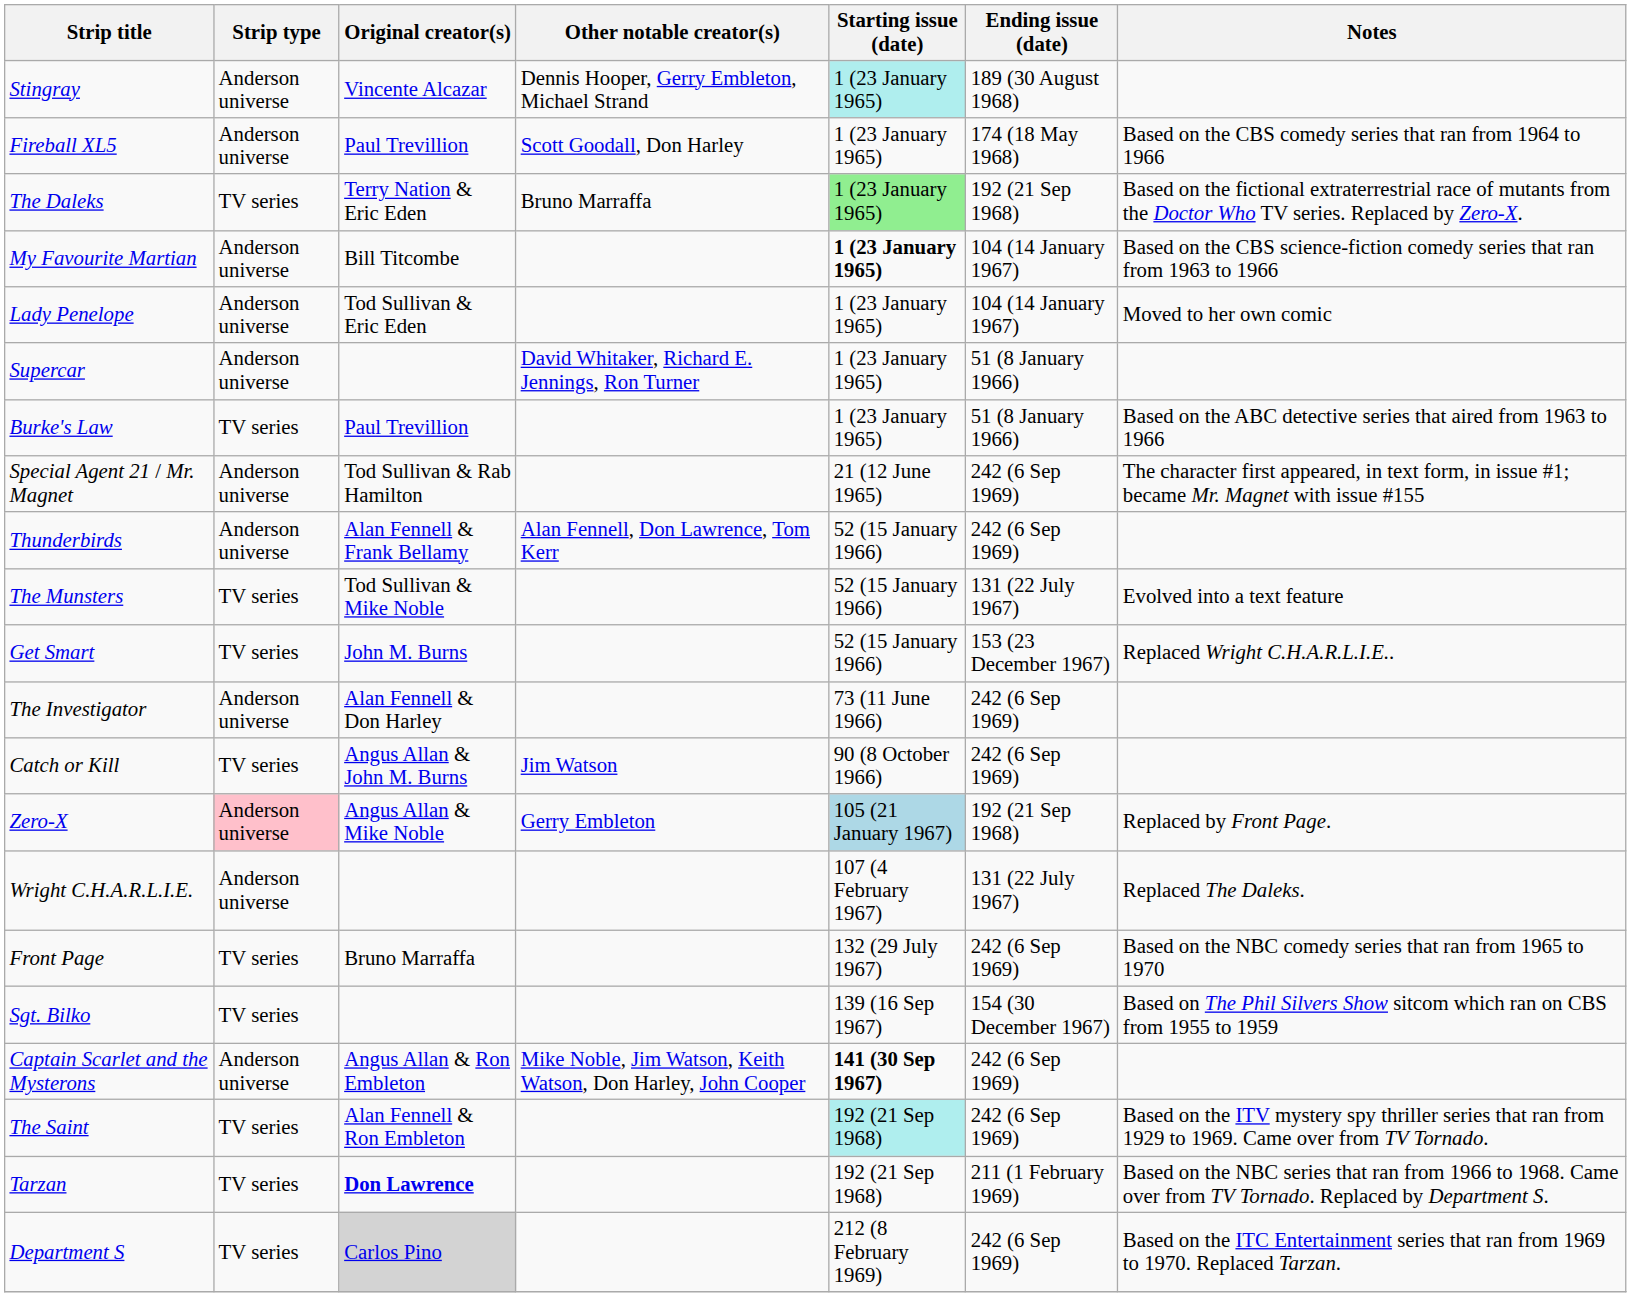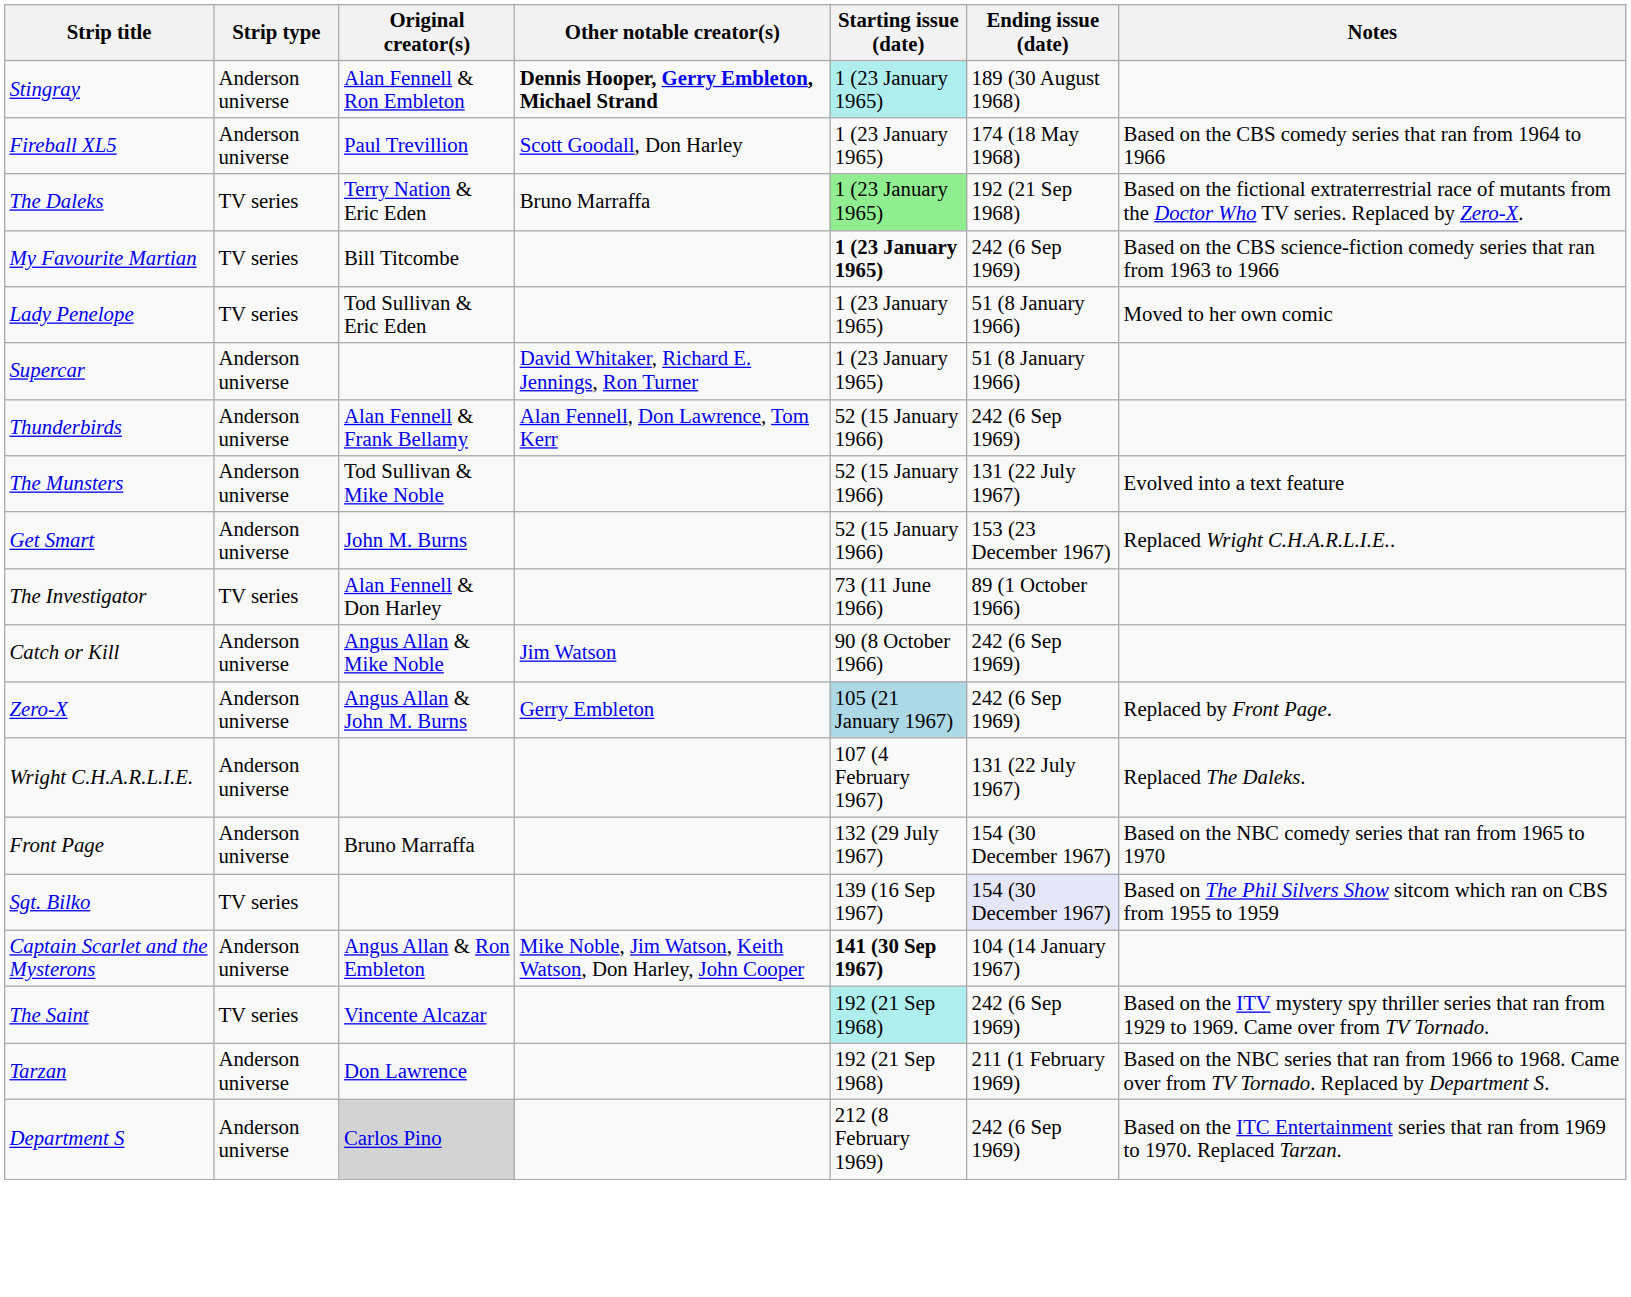(415, 89) Vincente Alcazar -> (409, 89) Alan Fennell & Ron Embleton
(659, 89) normal -> (666, 89) bold
(259, 258) Anderson universe -> (258, 258) TV series
(1038, 258) 104 (14 January 1967) -> (1017, 258) 242 (6 Sep 1969)
(259, 314) Anderson universe -> (258, 314) TV series
(1038, 314) 104 (14 January 1967) -> (1028, 314) 51 (8 January 1966)
- row: (61, 427)
- row: (102, 483)
(259, 596) TV series -> (259, 483) Anderson universe
(259, 652) TV series -> (259, 540) Anderson universe
(259, 709) Anderson universe -> (258, 596) TV series
(1016, 709) 242 (6 Sep 1969) -> (1029, 596) 89 (1 October 1966)
(259, 765) TV series -> (259, 652) Anderson universe
(407, 765) Angus Allan & John M. Burns -> (407, 652) Angus Allan & Mike Noble
(259, 822) pink background -> (259, 709) no background
(407, 822) Angus Allan & Mike Noble -> (407, 709) Angus Allan & John M. Burns
(1021, 822) 192 (21 Sep 1968) -> (1017, 709) 242 (6 Sep 1969)
(259, 958) TV series -> (259, 845) Anderson universe
(1016, 958) 242 (6 Sep 1969) -> (1041, 845) 154 (30 December 1967)
(1040, 1014) no background -> (1041, 901) lavender background
(1016, 1071) 242 (6 Sep 1969) -> (1039, 958) 104 (14 January 1967)
(409, 1127) Alan Fennell & Ron Embleton -> (415, 1014) Vincente Alcazar
(259, 1183) TV series -> (259, 1071) Anderson universe
(409, 1183) bold -> (405, 1071) normal
(259, 1251) TV series -> (259, 1139) Anderson universe
